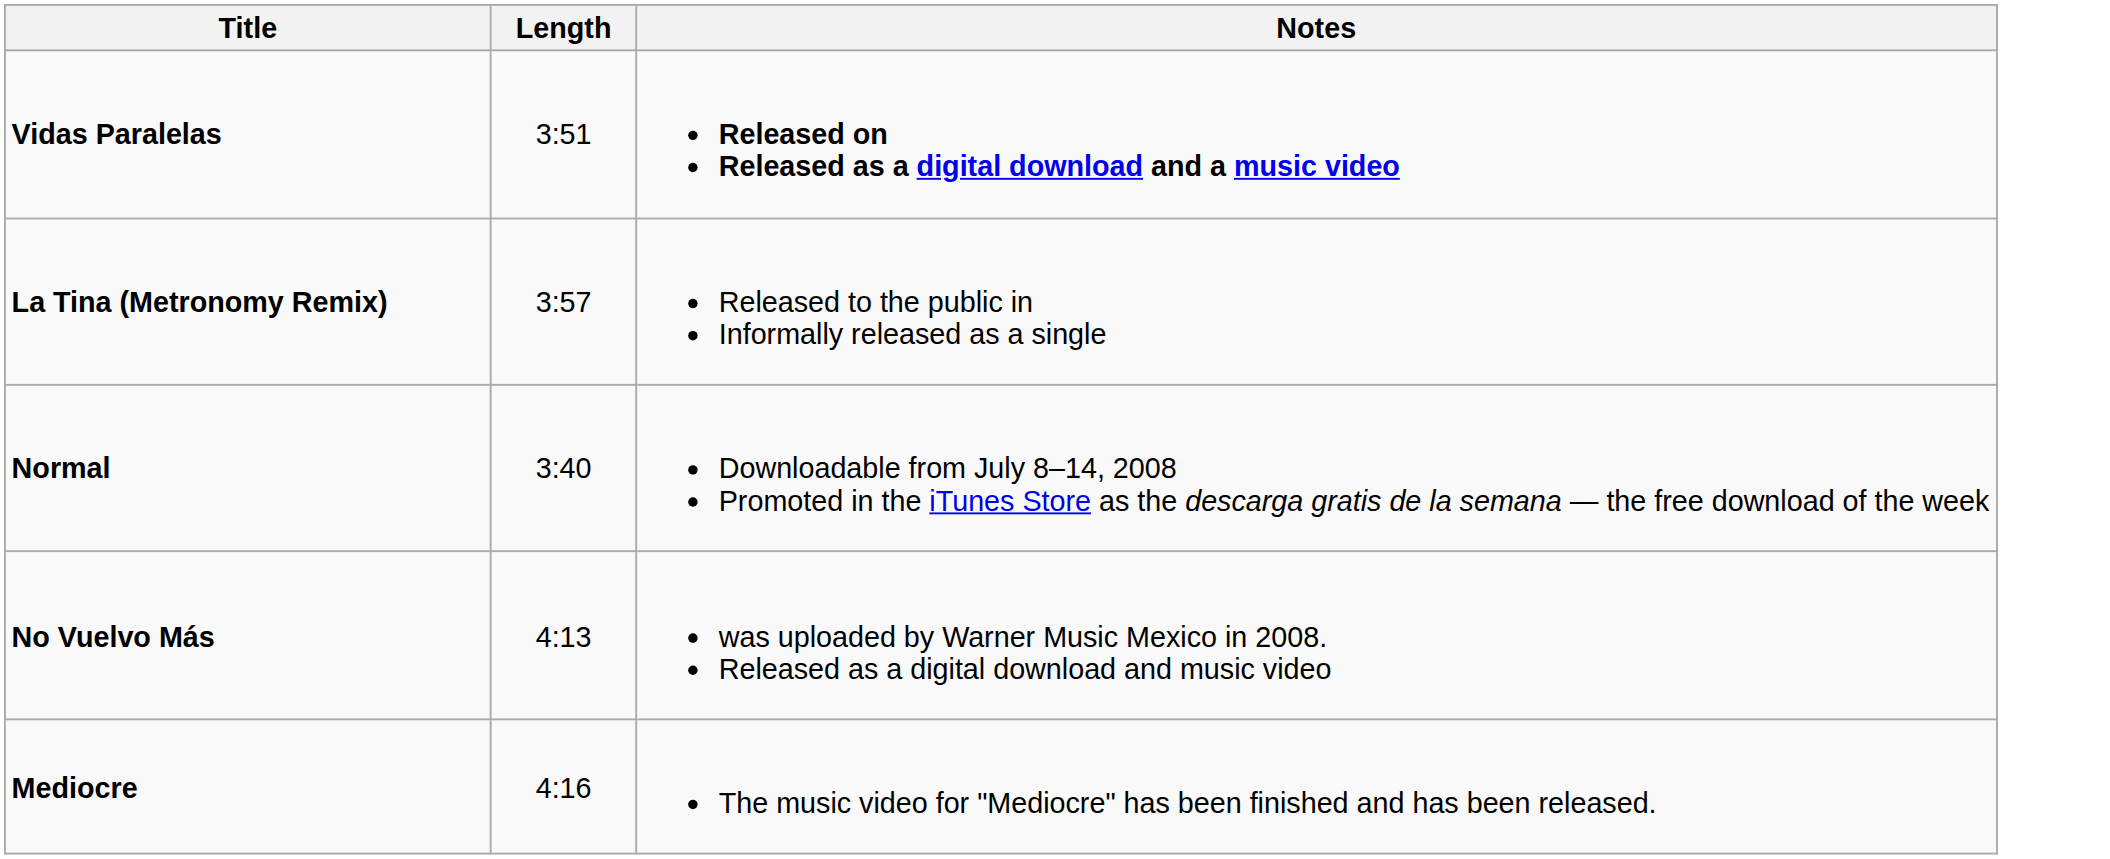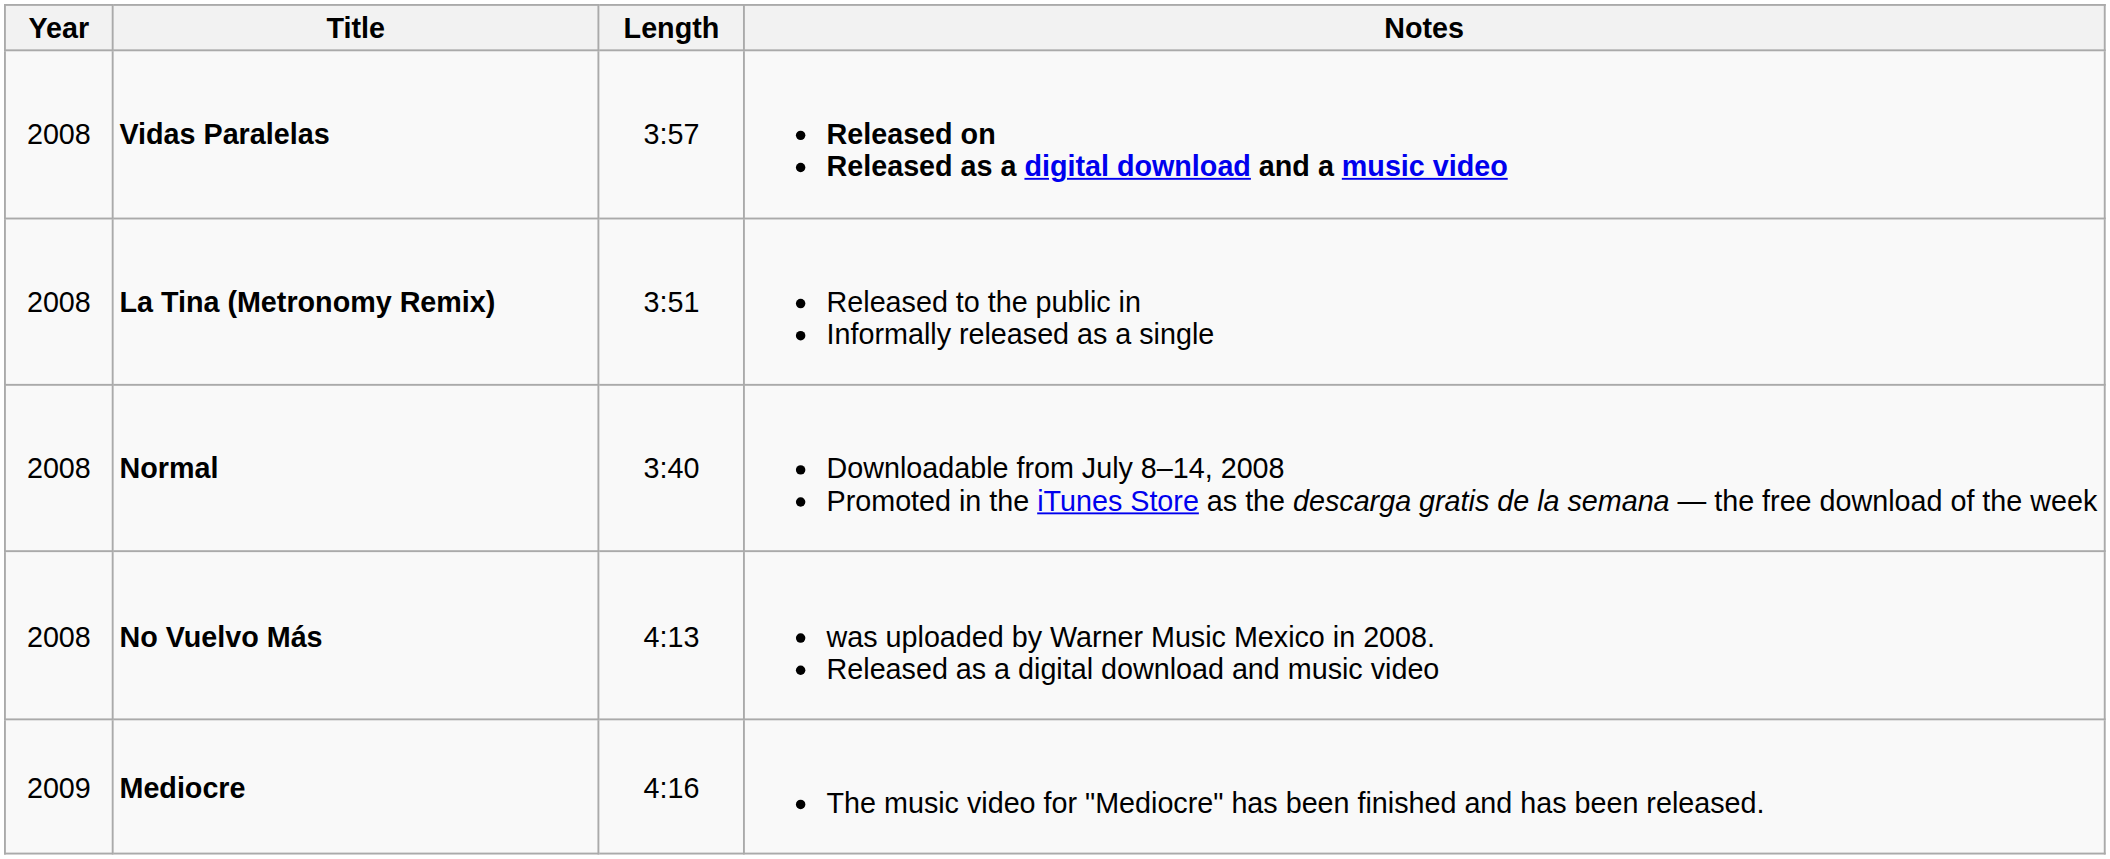+ column: (59, 28)
(564, 134) 3:51 -> (671, 134) 3:57
(564, 301) 3:57 -> (671, 301) 3:51
